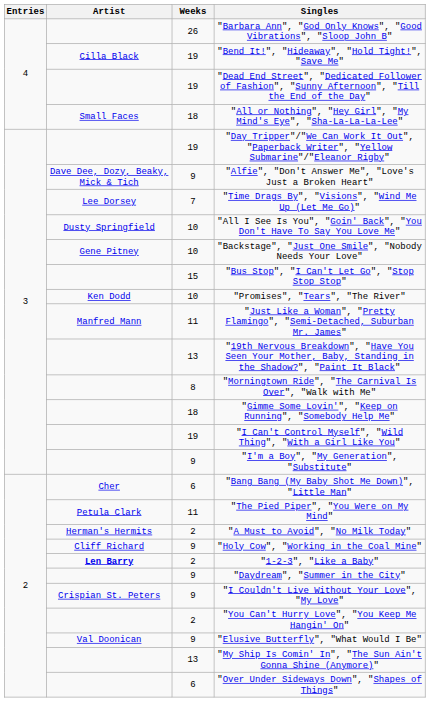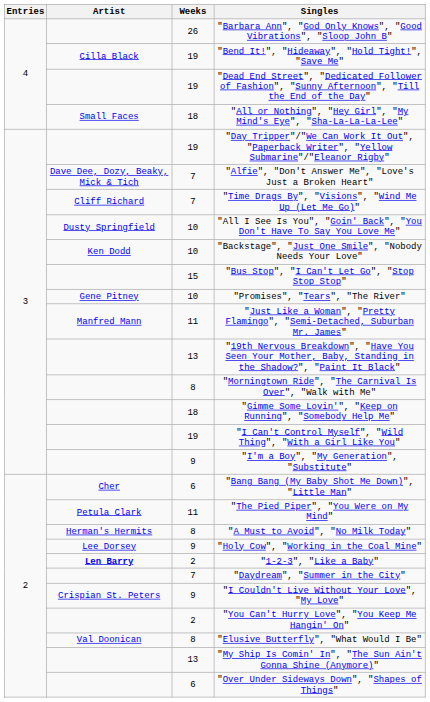(193, 177) 9 -> (193, 177) 7
(109, 202) Lee Dorsey -> (109, 202) Cliff Richard
(109, 252) Gene Pitney -> (109, 252) Ken Dodd
(109, 297) Ken Dodd -> (109, 297) Gene Pitney
(193, 532) 2 -> (193, 532) 8
(109, 546) Cliff Richard -> (109, 546) Lee Dorsey
(193, 576) 9 -> (193, 576) 7
(193, 640) 9 -> (193, 640) 8
